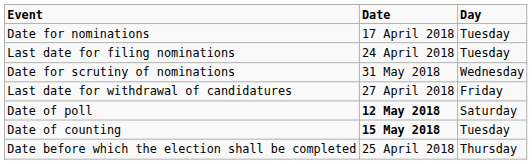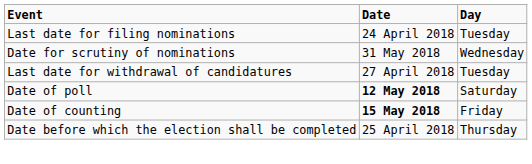- row: (78, 33)
(481, 91) Friday -> (485, 72) Tuesday
(485, 130) Tuesday -> (481, 110) Friday
